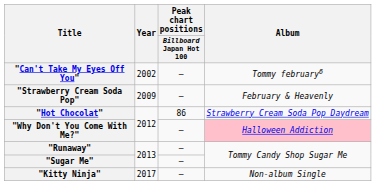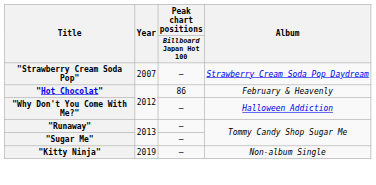- row: (70, 74)
(146, 96) 2009 -> (146, 74) 2007
(288, 96) February & Heavenly -> (288, 74) Strawberry Cream Soda Pop Daydream
(288, 113) Strawberry Cream Soda Pop Daydream -> (288, 91) February & Heavenly
(288, 131) pink background -> (288, 109) no background
(146, 174) 2017 -> (146, 152) 2019
